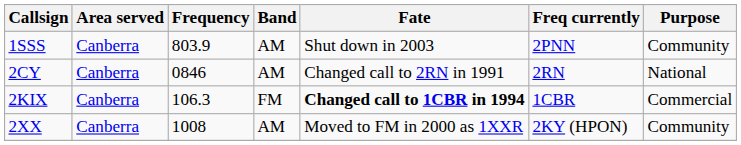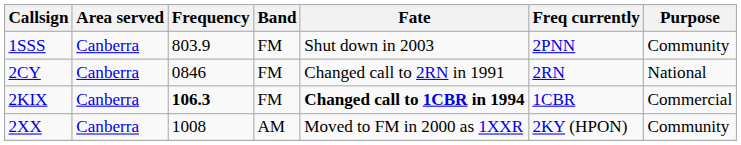(271, 45) AM -> (270, 45) FM
(271, 72) AM -> (270, 72) FM
(191, 99) normal -> (191, 99) bold
